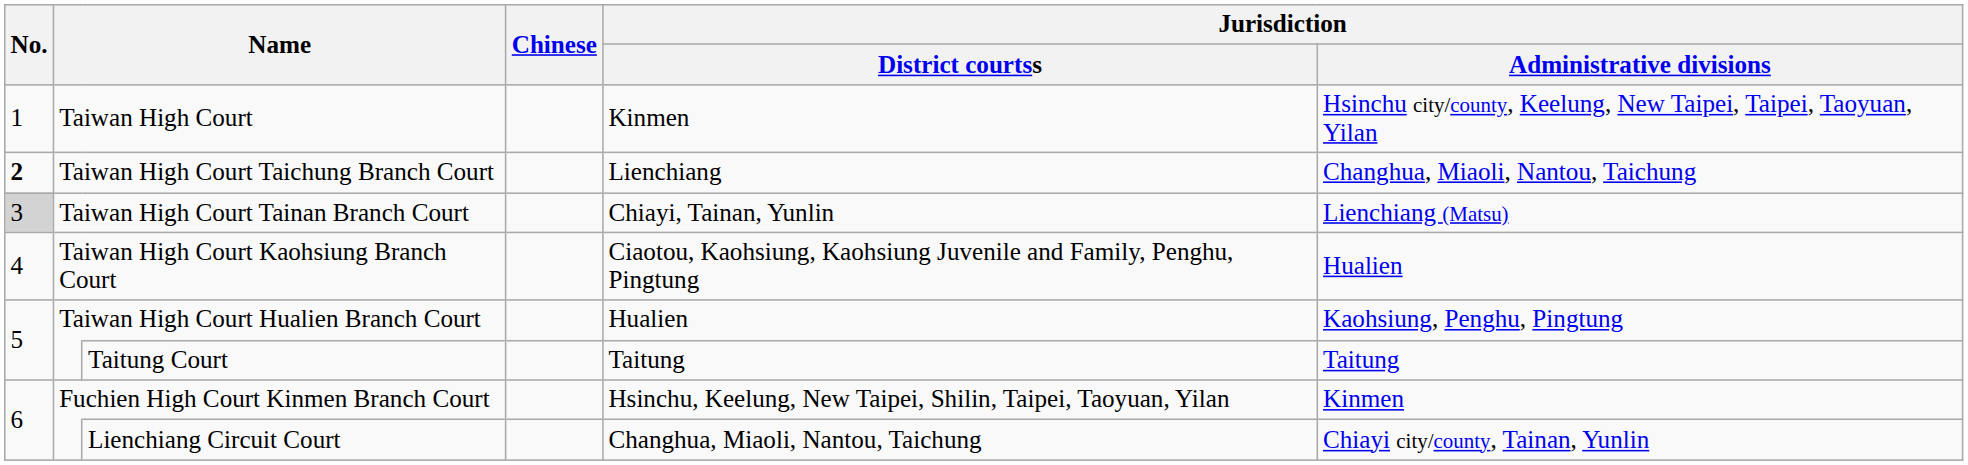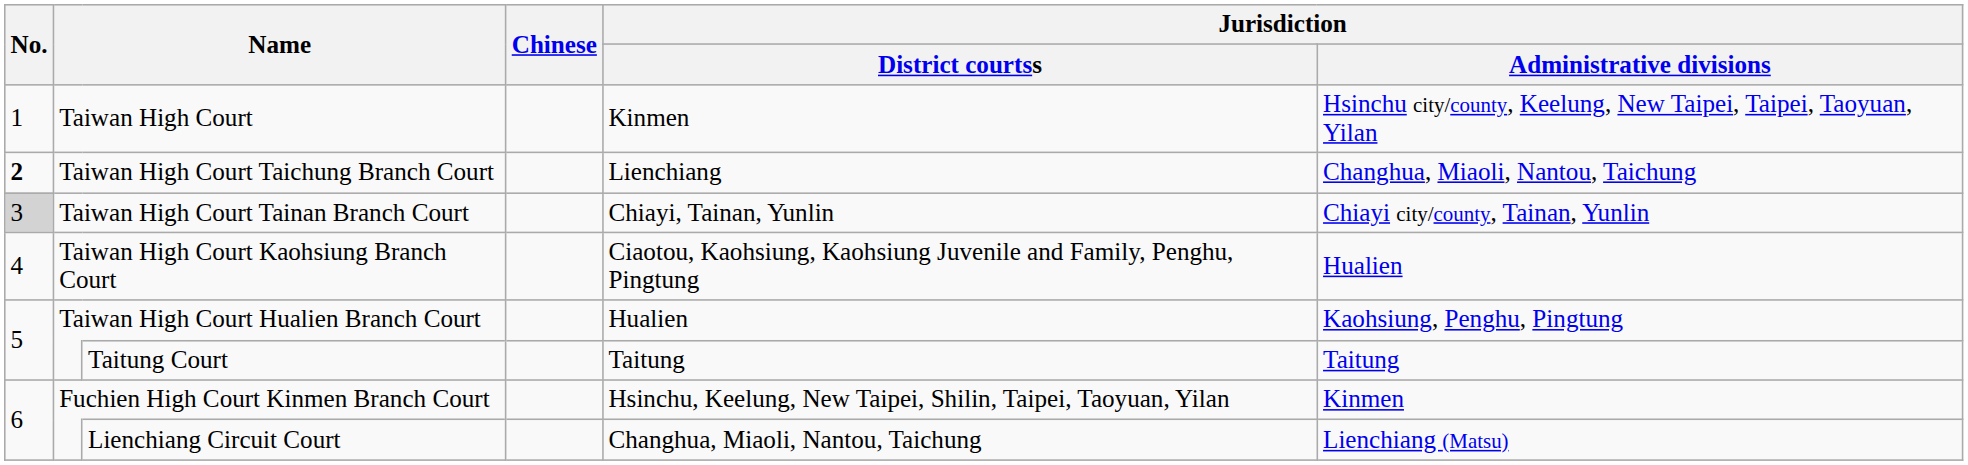(1416, 212) Lienchiang (Matsu) -> (1486, 212) Chiayi city/county, Tainan, Yunlin
(1486, 439) Chiayi city/county, Tainan, Yunlin -> (1416, 439) Lienchiang (Matsu)
